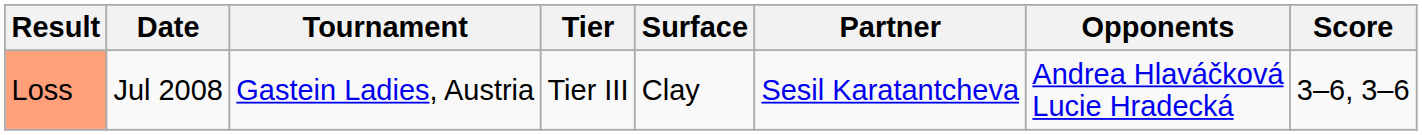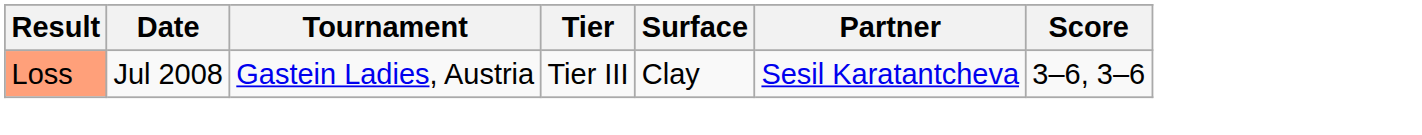- column: (1158, 27)
